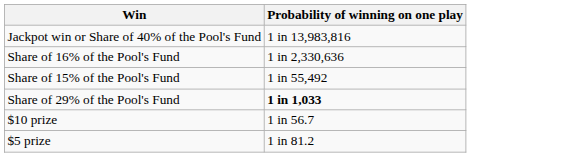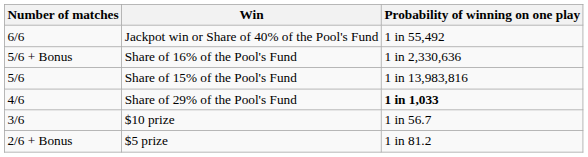+ column: (63, 15)
(309, 36) 1 in 13,983,816 -> (415, 36) 1 in 55,492
(297, 78) 1 in 55,492 -> (426, 78) 1 in 13,983,816
